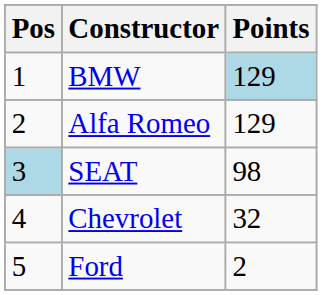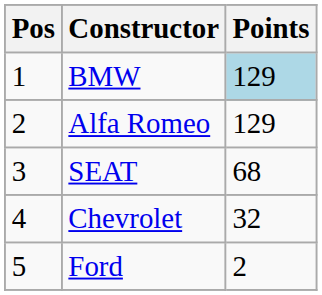(19, 171) lightblue background -> (19, 171) no background
(247, 171) 98 -> (247, 171) 68
